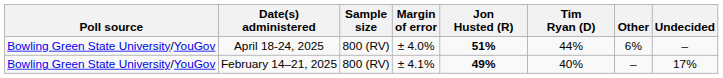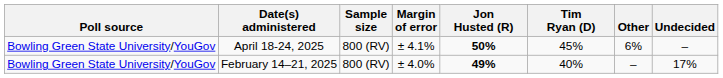(416, 46) ± 4.0% -> (416, 46) ± 4.1%
(484, 46) 51% -> (484, 46) 50%
(571, 46) 44% -> (571, 46) 45%
(416, 65) ± 4.1% -> (416, 65) ± 4.0%
